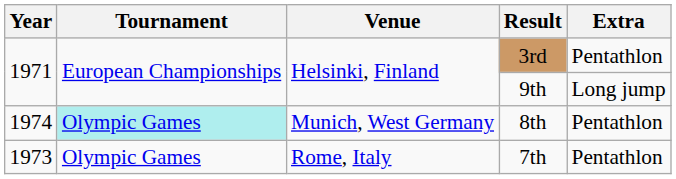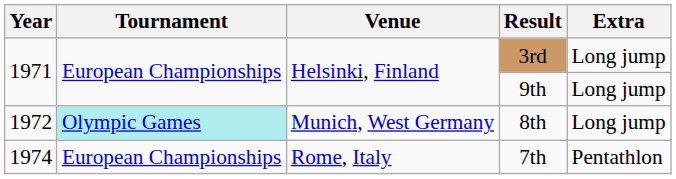(617, 55) Pentathlon -> (619, 55) Long jump
(31, 122) 1974 -> (31, 122) 1972
(617, 122) Pentathlon -> (619, 122) Long jump
(31, 156) 1973 -> (31, 156) 1974
(131, 156) Olympic Games -> (172, 156) European Championships
